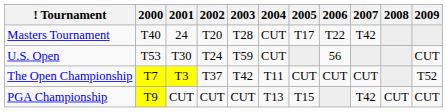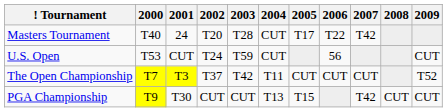(181, 56) T30 -> (181, 56) CUT
(181, 97) CUT -> (181, 97) T30
